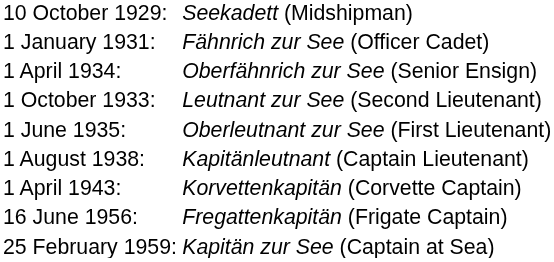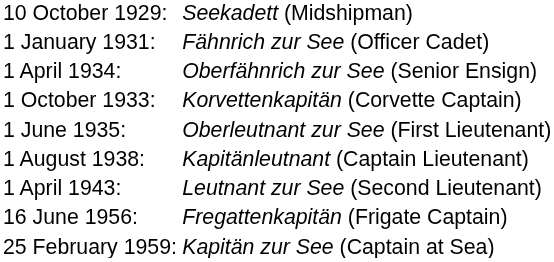(362, 100) Leutnant zur See (Second Lieutenant) -> (352, 100) Korvettenkapitän (Corvette Captain)
(352, 188) Korvettenkapitän (Corvette Captain) -> (362, 188) Leutnant zur See (Second Lieutenant)
